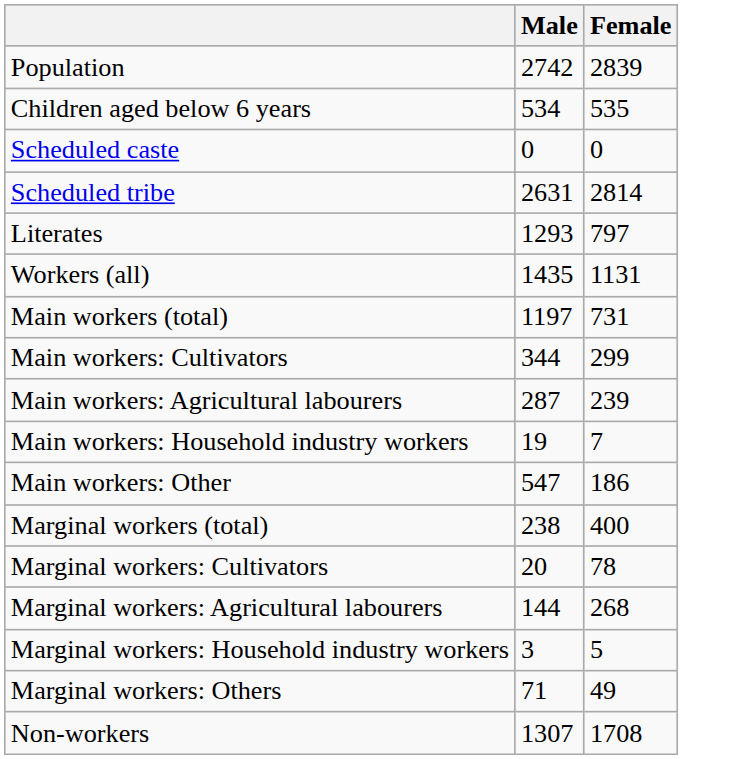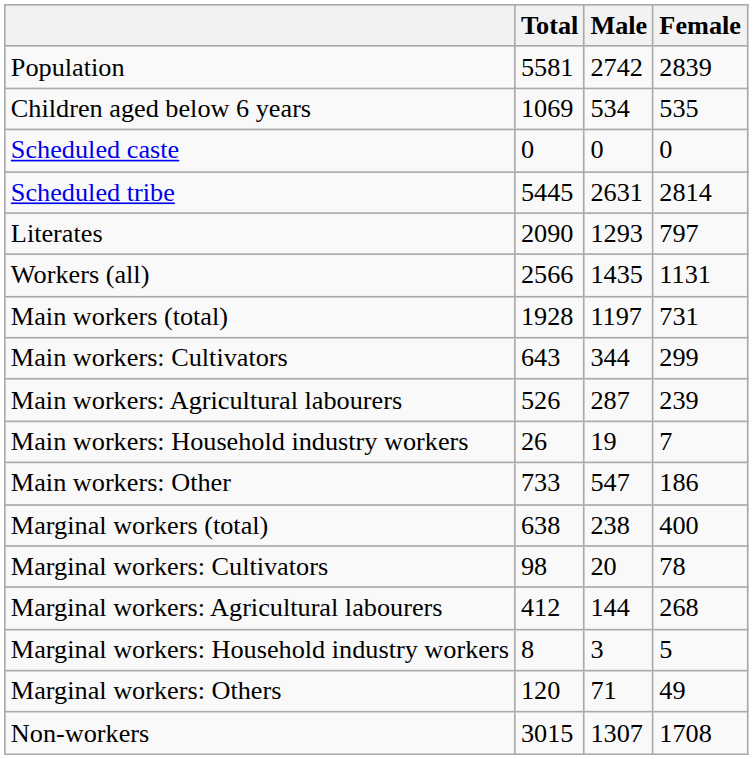+ column: (550, 25)
